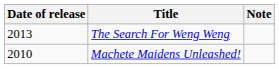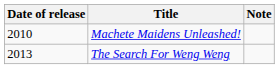rows swapped: (166, 53) <-> (160, 34)
